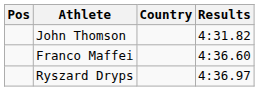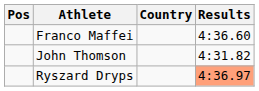rows swapped: (81, 35) <-> (85, 55)
(224, 76) no background -> (224, 76) lightsalmon background
